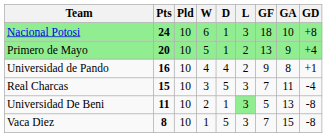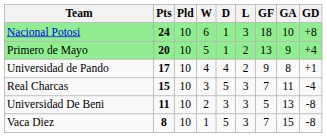(164, 68) 16 -> (164, 68) 17
(226, 104) 1 -> (226, 104) 3
(246, 104) lightgreen background -> (246, 104) no background
